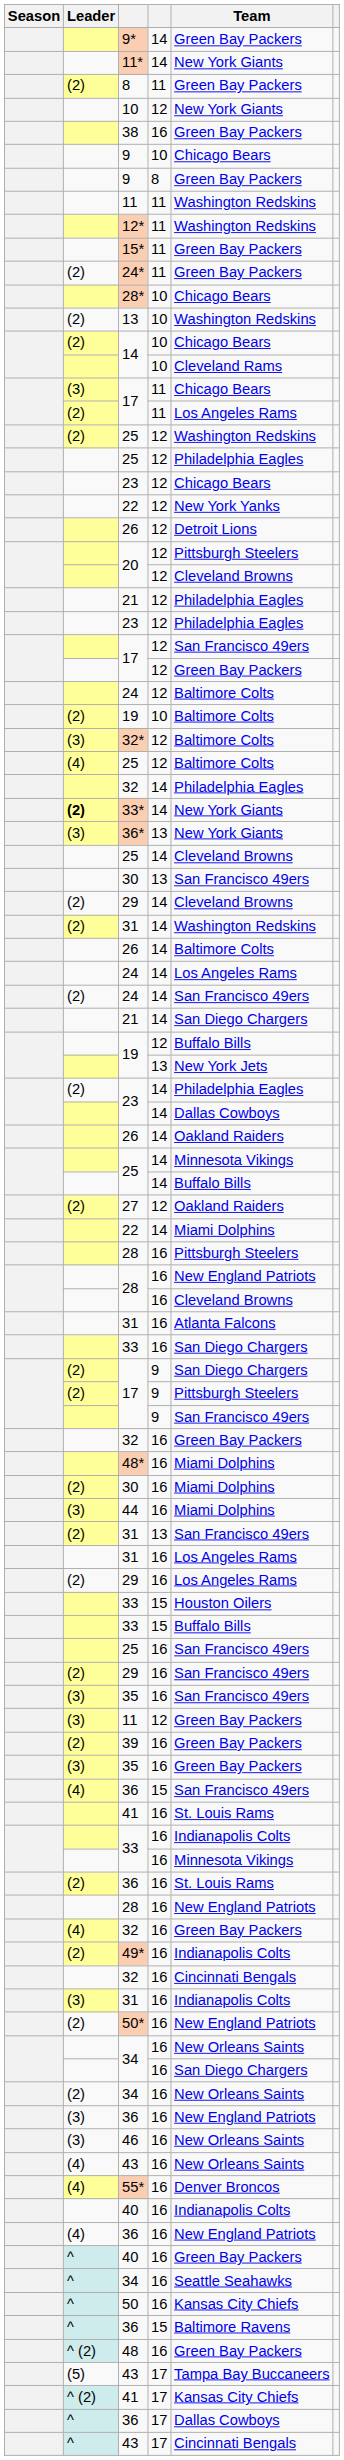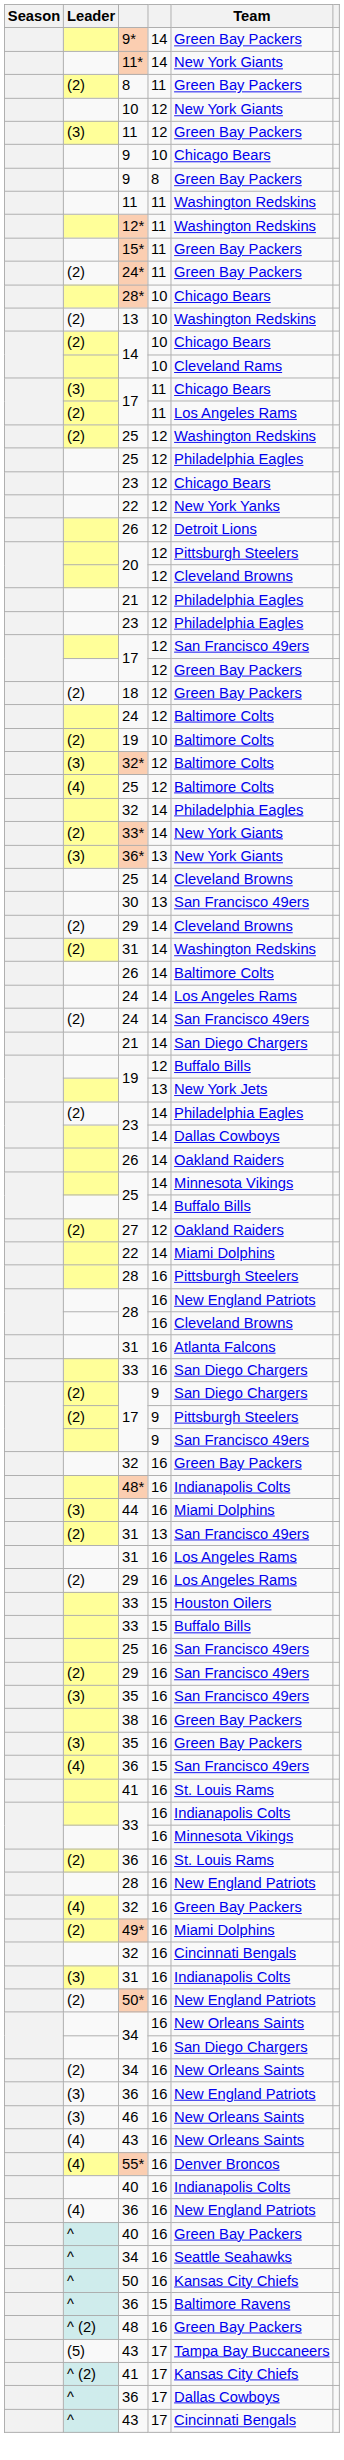rows swapped: (130, 1720) <-> (130, 132)
+ row: (130, 693)
(76, 809) bold -> (76, 833) normal
(224, 1463) Miami Dolphins -> (232, 1486) Indianapolis Colts
- row: (130, 1486)
- row: (130, 1743)
(232, 1953) Indianapolis Colts -> (224, 1930) Miami Dolphins
